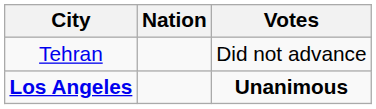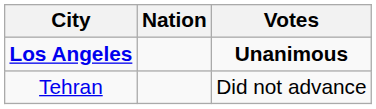rows swapped: (71, 86) <-> (71, 53)
